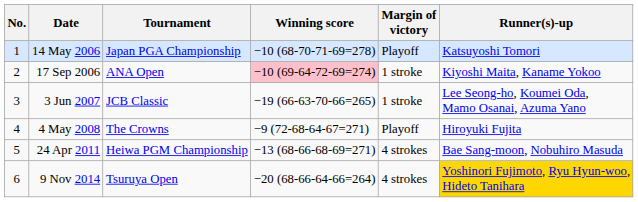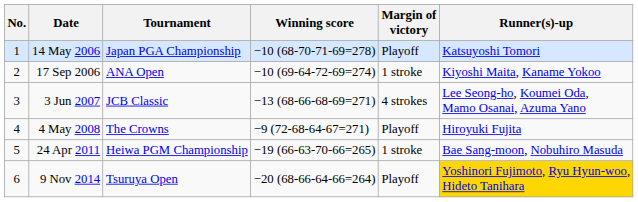(315, 72) pink background -> (315, 72) no background
(315, 101) −19 (66-63-70-66=265) -> (315, 101) −13 (68-66-68-69=271)
(402, 101) 1 stroke -> (404, 101) 4 strokes
(315, 150) −13 (68-66-68-69=271) -> (315, 150) −19 (66-63-70-66=265)
(404, 150) 4 strokes -> (402, 150) 1 stroke
(404, 179) 4 strokes -> (400, 179) Playoff
